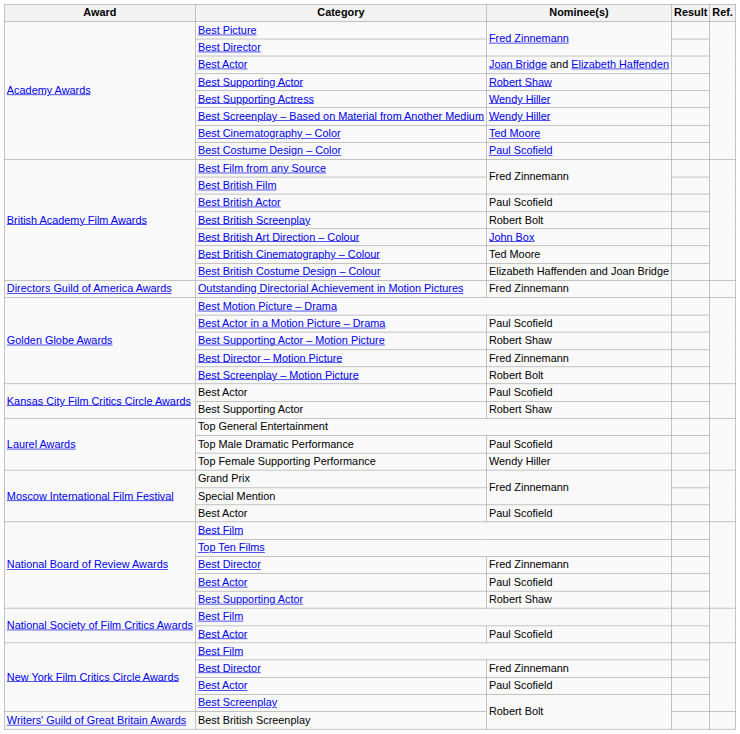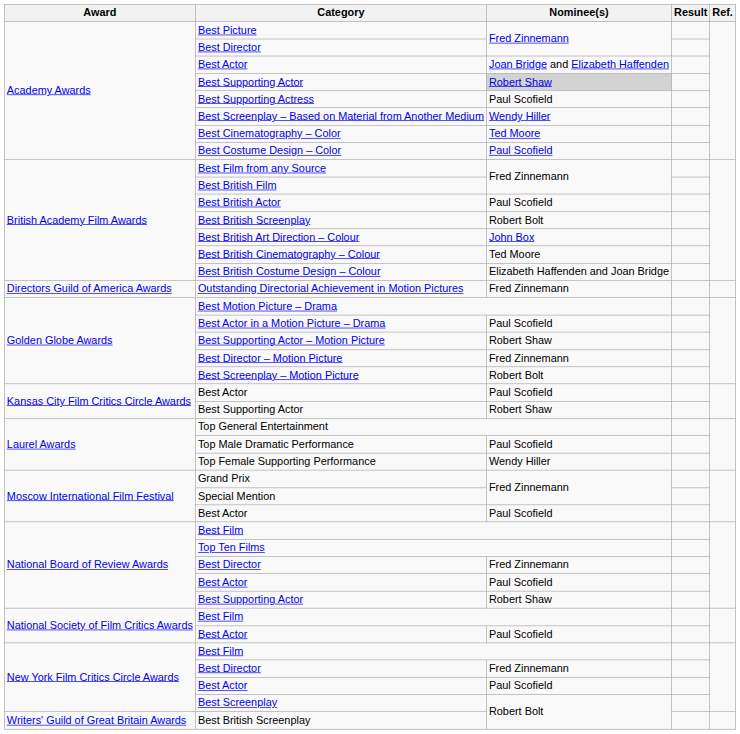(520, 82) no background -> (520, 82) lightgrey background
(520, 99) Wendy Hiller -> (521, 99) Paul Scofield
